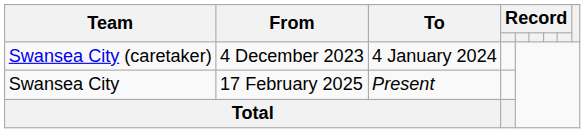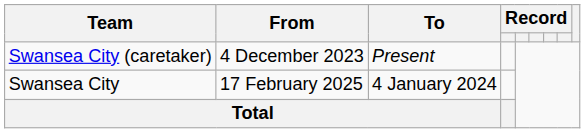(434, 55) 4 January 2024 -> (403, 55) Present
(403, 84) Present -> (434, 84) 4 January 2024
